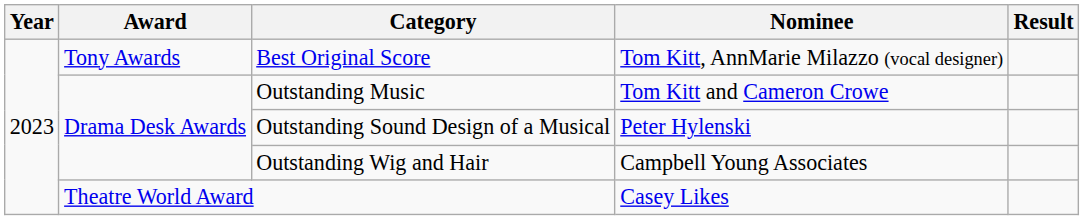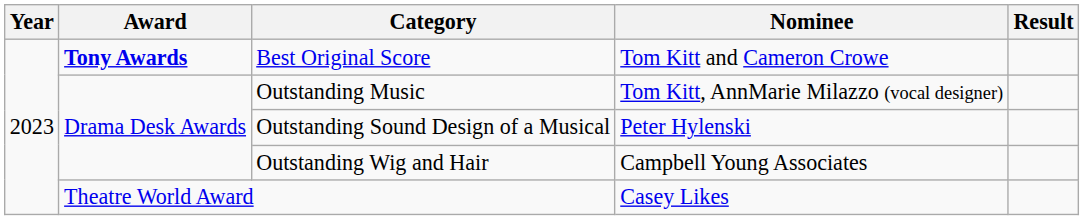(122, 57) normal -> (126, 57) bold
(812, 57) Tom Kitt, AnnMarie Milazzo (vocal designer) -> (754, 57) Tom Kitt and Cameron Crowe
(754, 92) Tom Kitt and Cameron Crowe -> (812, 92) Tom Kitt, AnnMarie Milazzo (vocal designer)
